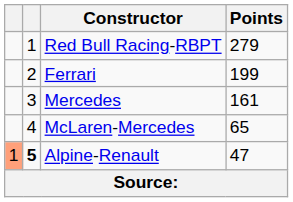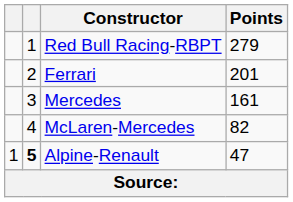(244, 73) 199 -> (244, 73) 201
(240, 128) 65 -> (240, 128) 82
(14, 155) lightsalmon background -> (14, 155) no background
